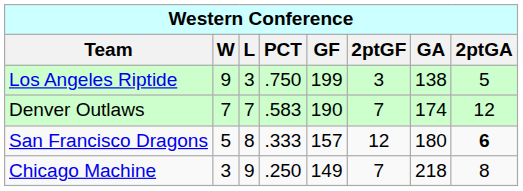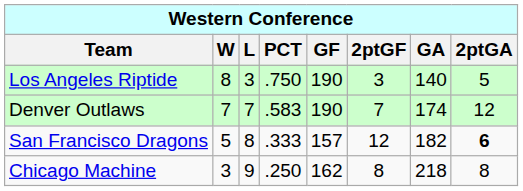(226, 79) 9 -> (226, 79) 8
(327, 79) 199 -> (327, 79) 190
(431, 79) 138 -> (431, 79) 140
(431, 140) 180 -> (431, 140) 182
(327, 170) 149 -> (327, 170) 162
(379, 170) 7 -> (379, 170) 8
